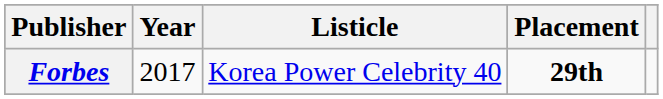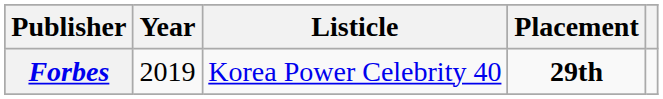(167, 71) 2017 -> (167, 71) 2019
